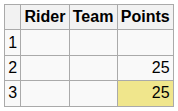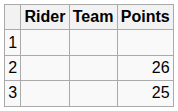(161, 67) 25 -> (161, 67) 26
(161, 93) khaki background -> (161, 93) no background
